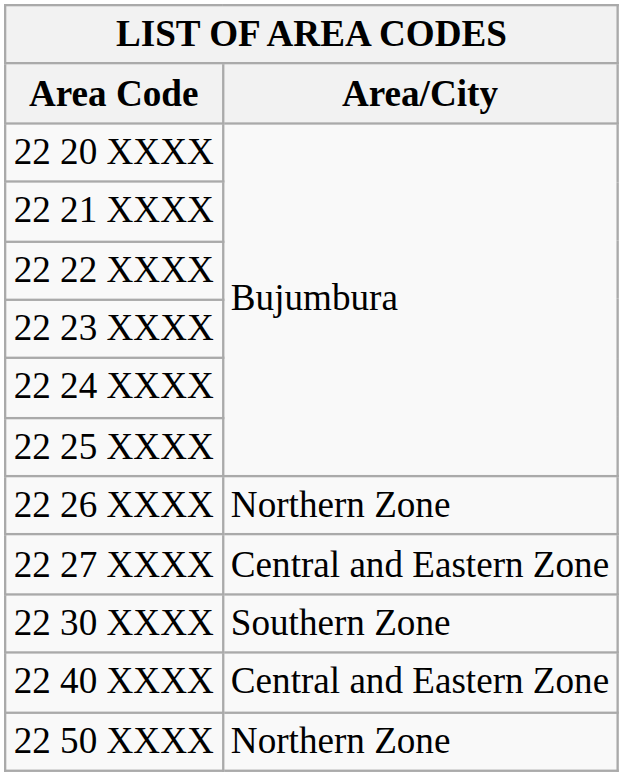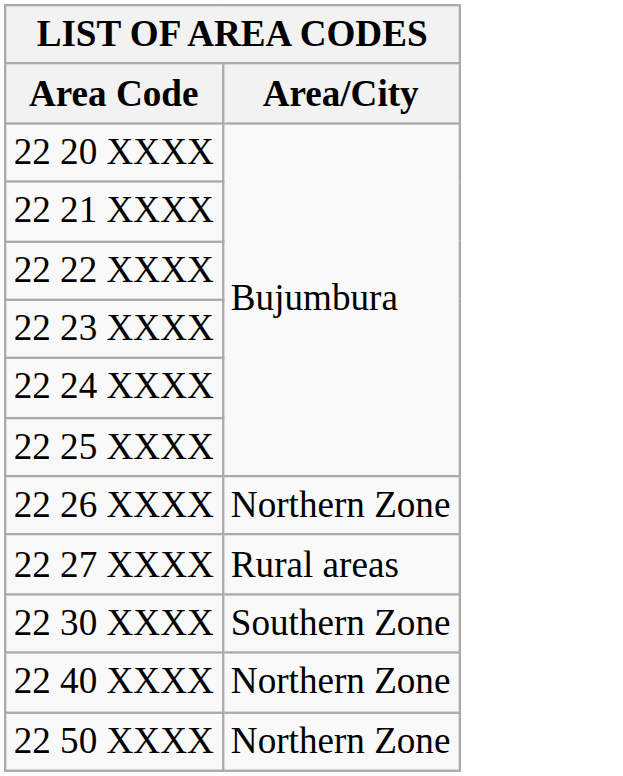(420, 563) Central and Eastern Zone -> (315, 563) Rural areas
(420, 681) Central and Eastern Zone -> (341, 681) Northern Zone
